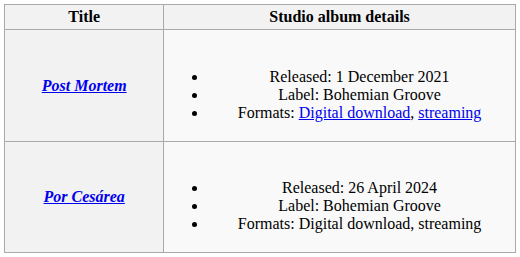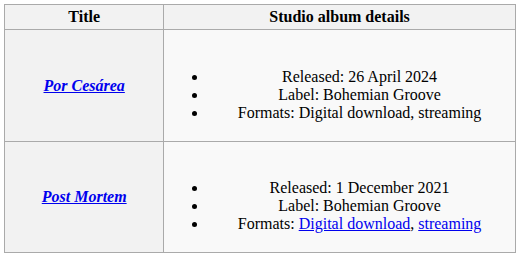rows swapped: (84, 85) <-> (84, 196)
